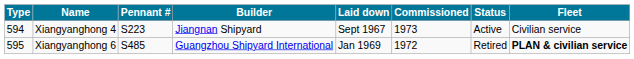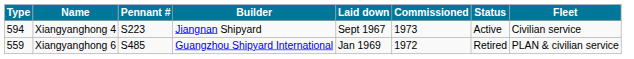(15, 45) 595 -> (15, 45) 559
(570, 45) bold -> (565, 45) normal
